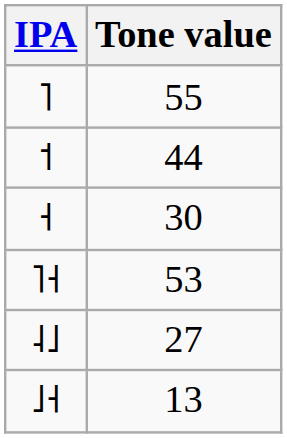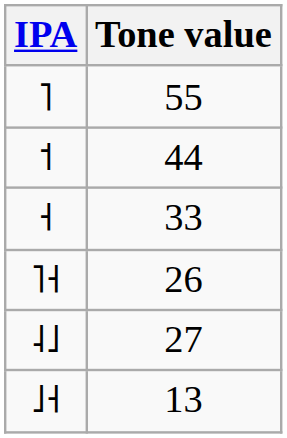(183, 217) 30 -> (183, 217) 33
(183, 278) 53 -> (183, 278) 26
